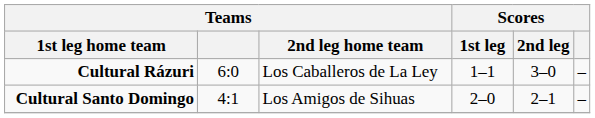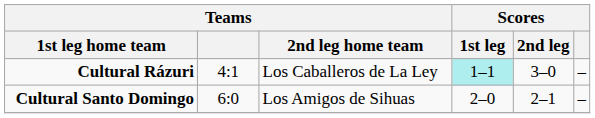(228, 71) 6:0 -> (228, 71) 4:1
(482, 71) no background -> (482, 71) paleturquoise background
(228, 98) 4:1 -> (228, 98) 6:0
